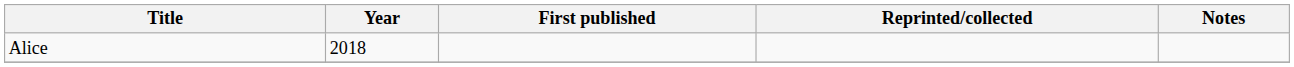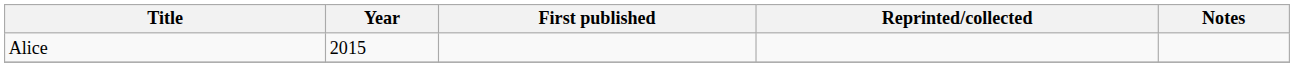(348, 47) 2018 -> (348, 47) 2015
